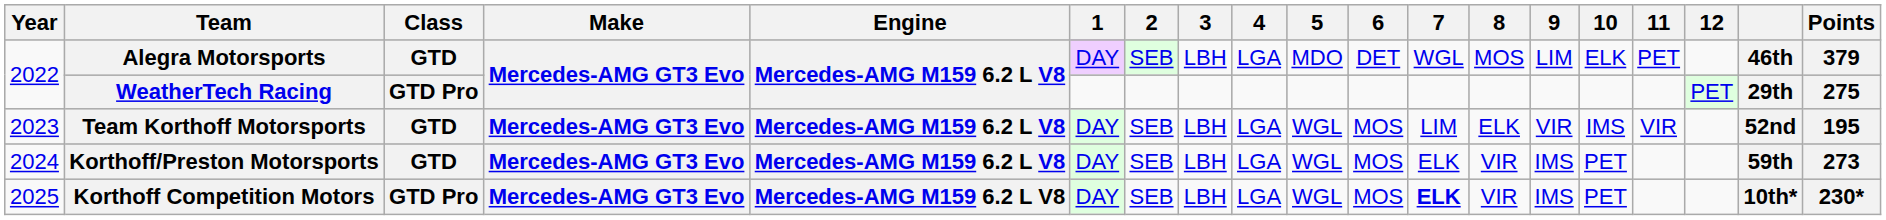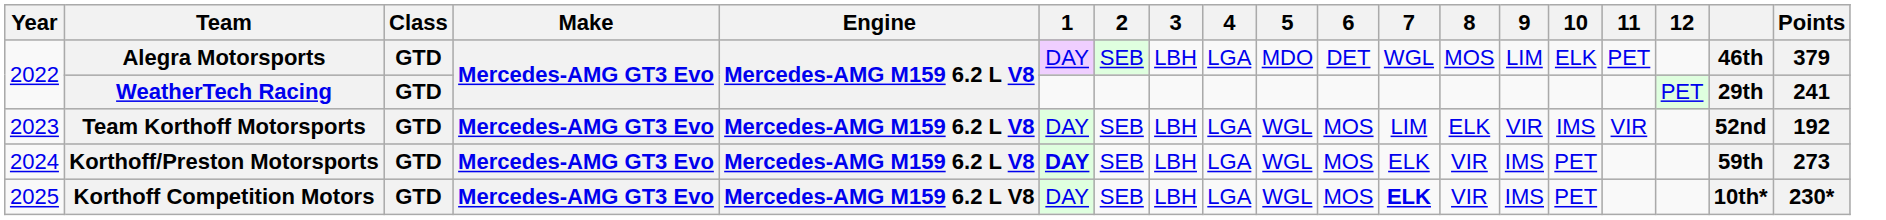(434, 92) GTD Pro -> (418, 92) GTD
(1841, 92) 275 -> (1812, 92) 241
(1841, 127) 195 -> (1812, 127) 192
(1097, 162) normal -> (1067, 162) bold
(434, 197) GTD Pro -> (418, 197) GTD
